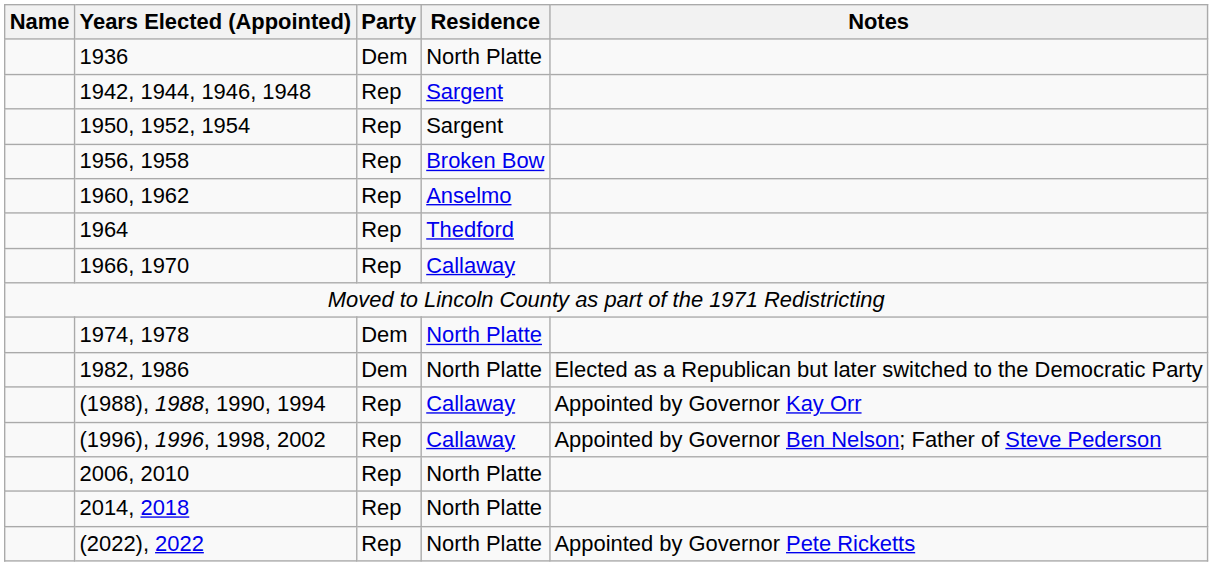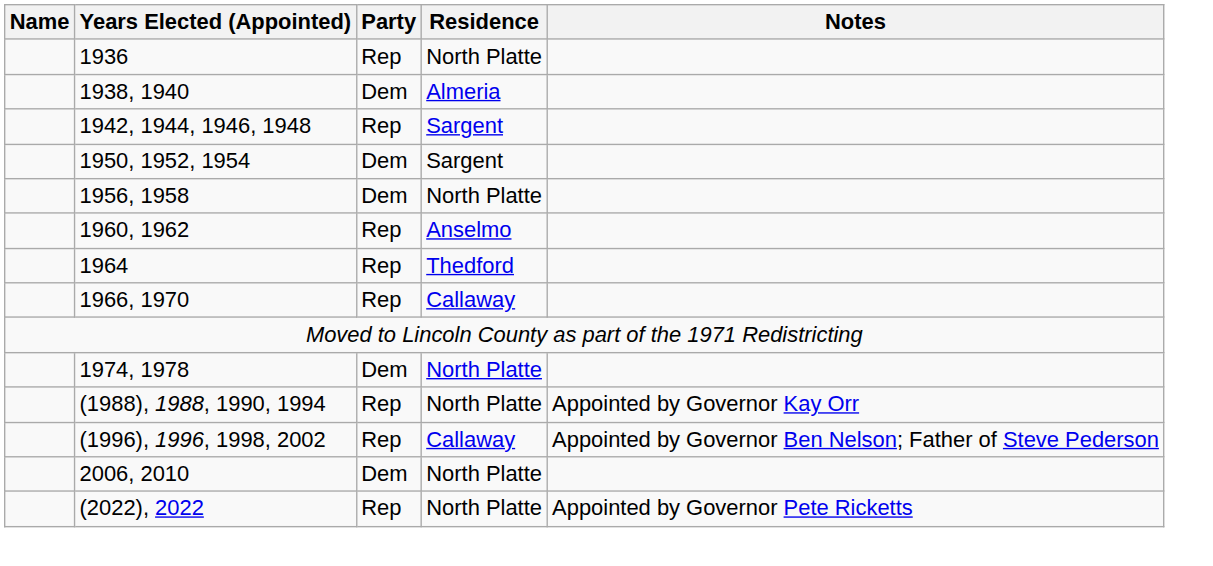(384, 56) Dem -> (381, 56) Rep
+ row: (134, 91)
(381, 126) Rep -> (384, 160) Dem
(381, 160) Rep -> (384, 195) Dem
(485, 160) Broken Bow -> (484, 195) North Platte
- row: (134, 369)
(471, 404) Callaway -> (484, 404) North Platte
(381, 473) Rep -> (384, 473) Dem
- row: (134, 508)
